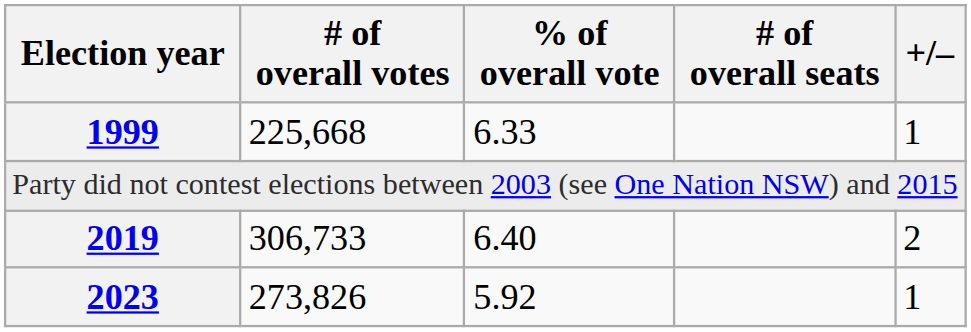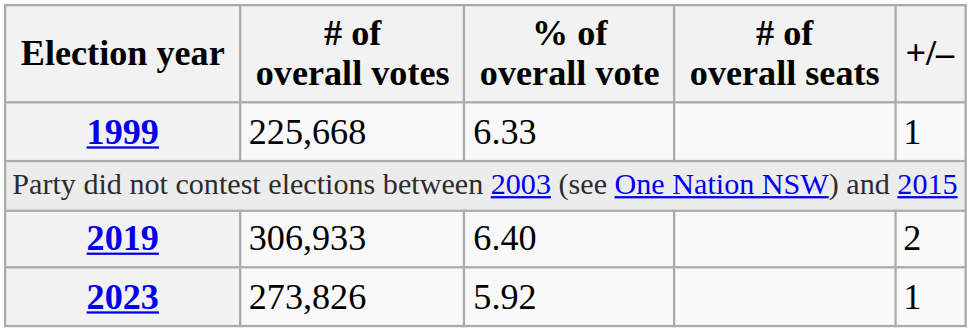(308, 238) 306,733 -> (308, 238) 306,933
